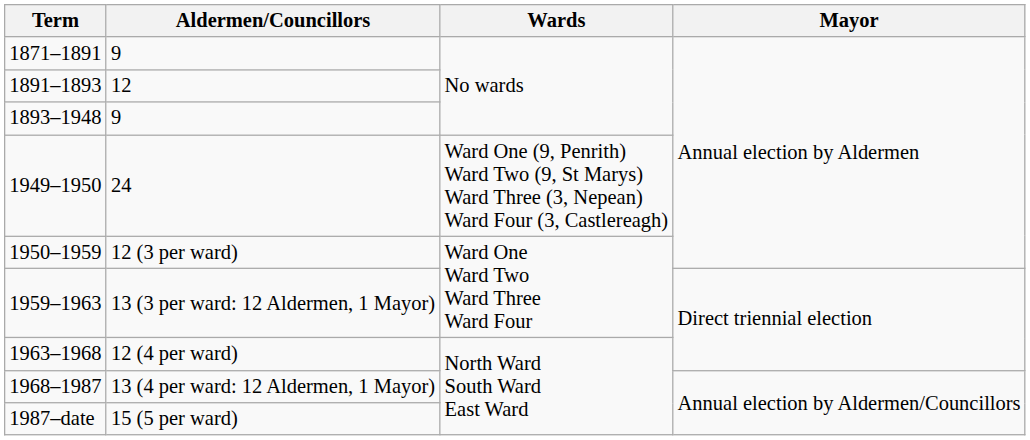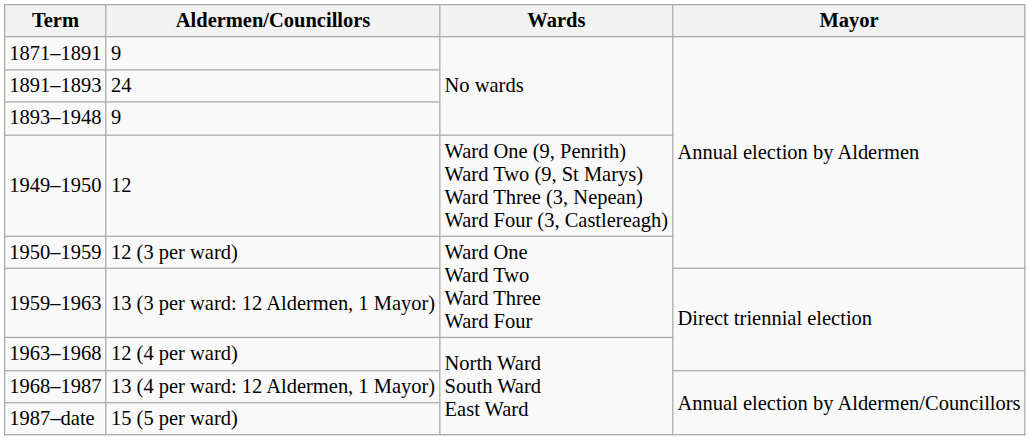(121, 85) 12 -> (121, 85) 24
(121, 185) 24 -> (121, 185) 12
